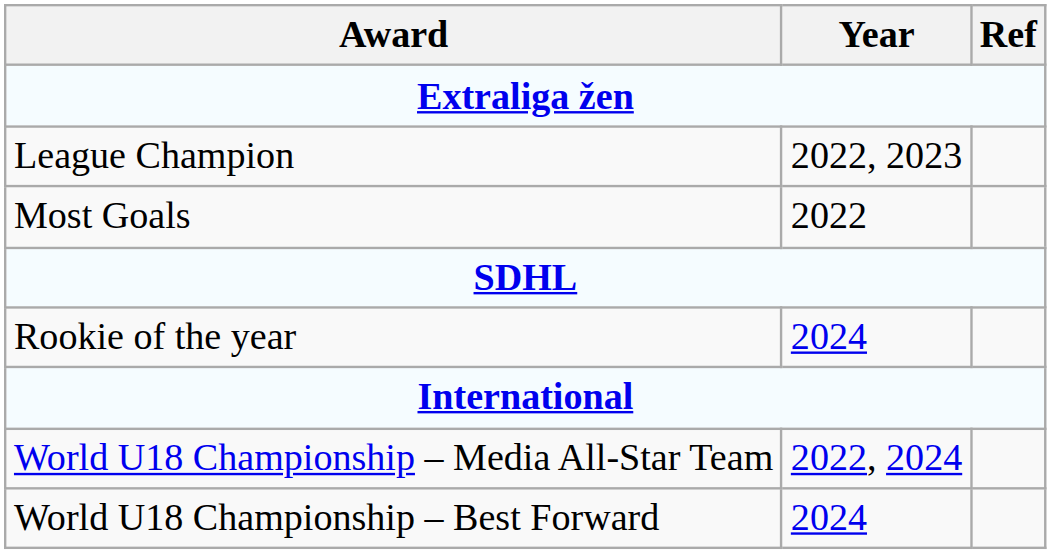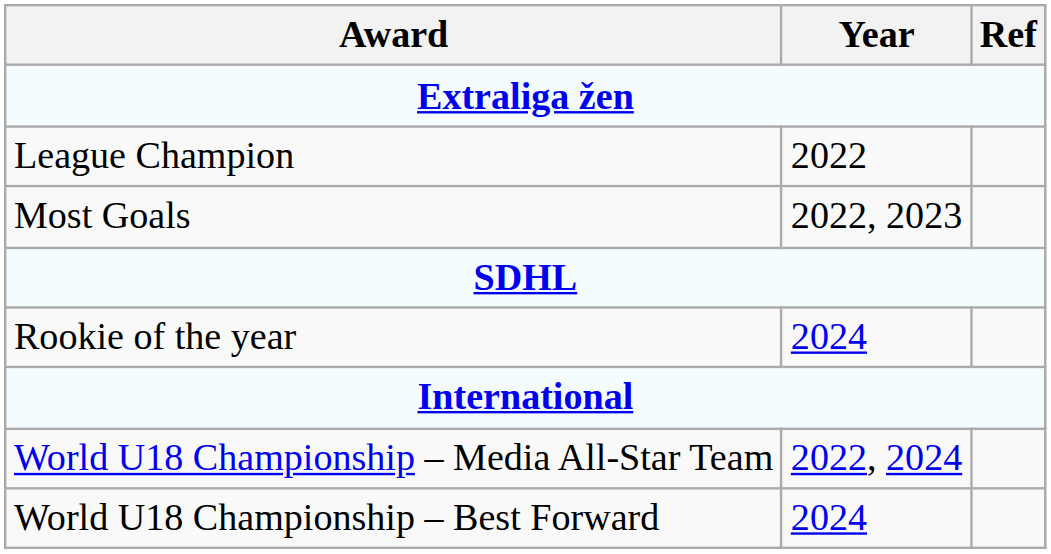(877, 155) 2022, 2023 -> (829, 155) 2022
(829, 215) 2022 -> (877, 215) 2022, 2023
